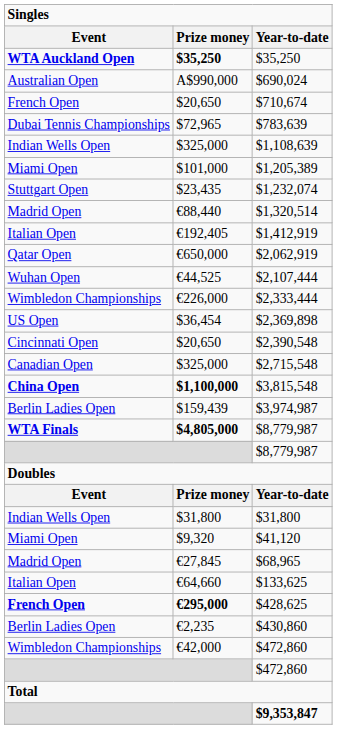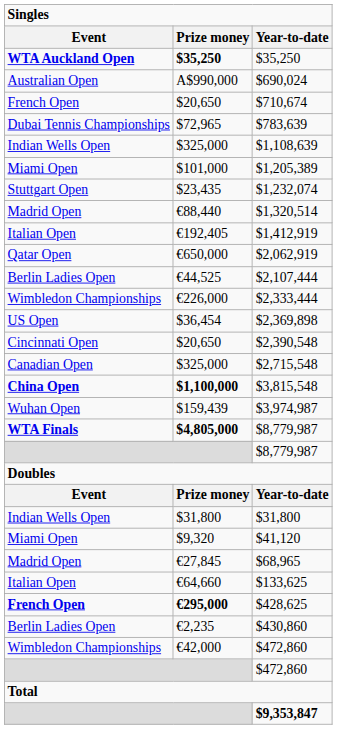(44, 277) Wuhan Open -> (61, 277) Berlin Ladies Open
(61, 408) Berlin Ladies Open -> (44, 408) Wuhan Open
